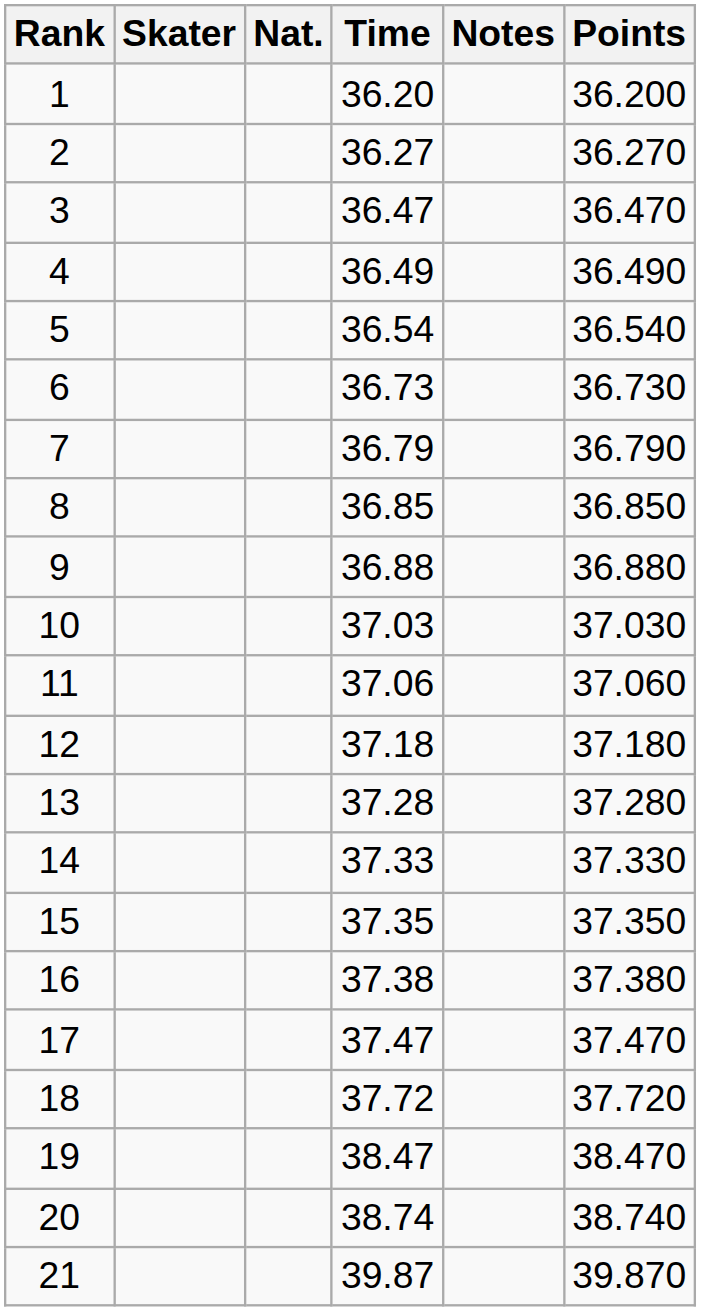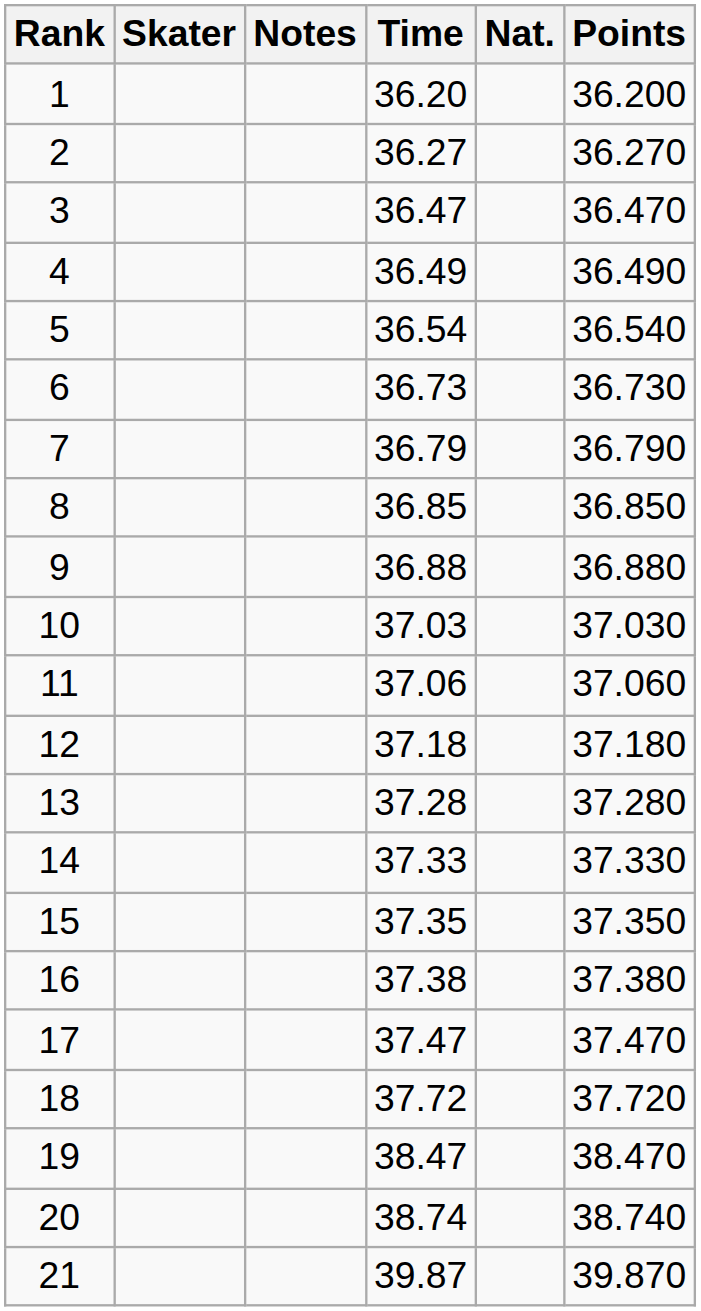columns swapped: (288, 34) <-> (503, 34)
